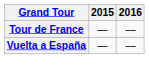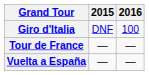+ row: (46, 29)
